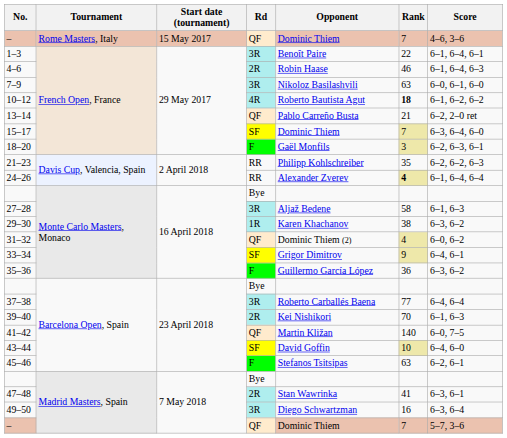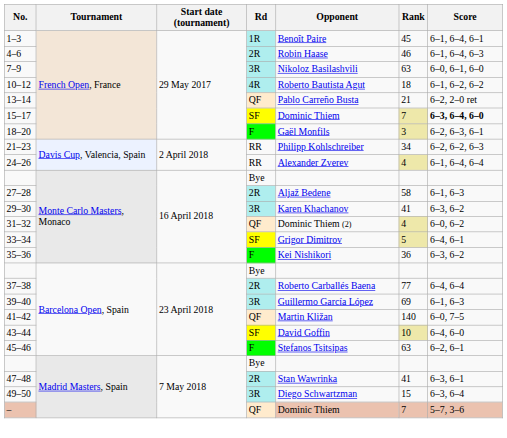- row: (9, 38)
(254, 54) 3R -> (254, 38) 1R
(406, 54) 22 -> (406, 38) 45
(406, 100) bold -> (406, 85) normal
(457, 131) normal -> (457, 116) bold
(406, 162) 35 -> (406, 147) 34
(404, 178) bold -> (404, 162) normal
(254, 208) 3R -> (254, 193) 2R
(254, 224) 1R -> (254, 208) 3R
(406, 224) 38 -> (406, 208) 41
(404, 255) 9 -> (404, 239) 5
(325, 270) Guillermo García López -> (304, 255) Kei Nishikori
(254, 301) 3R -> (254, 286) 2R
(254, 317) 2R -> (254, 301) 3R
(304, 317) Kei Nishikori -> (325, 301) Guillermo García López
(406, 317) 70 -> (406, 301) 69
(406, 410) 16 -> (406, 394) 15
